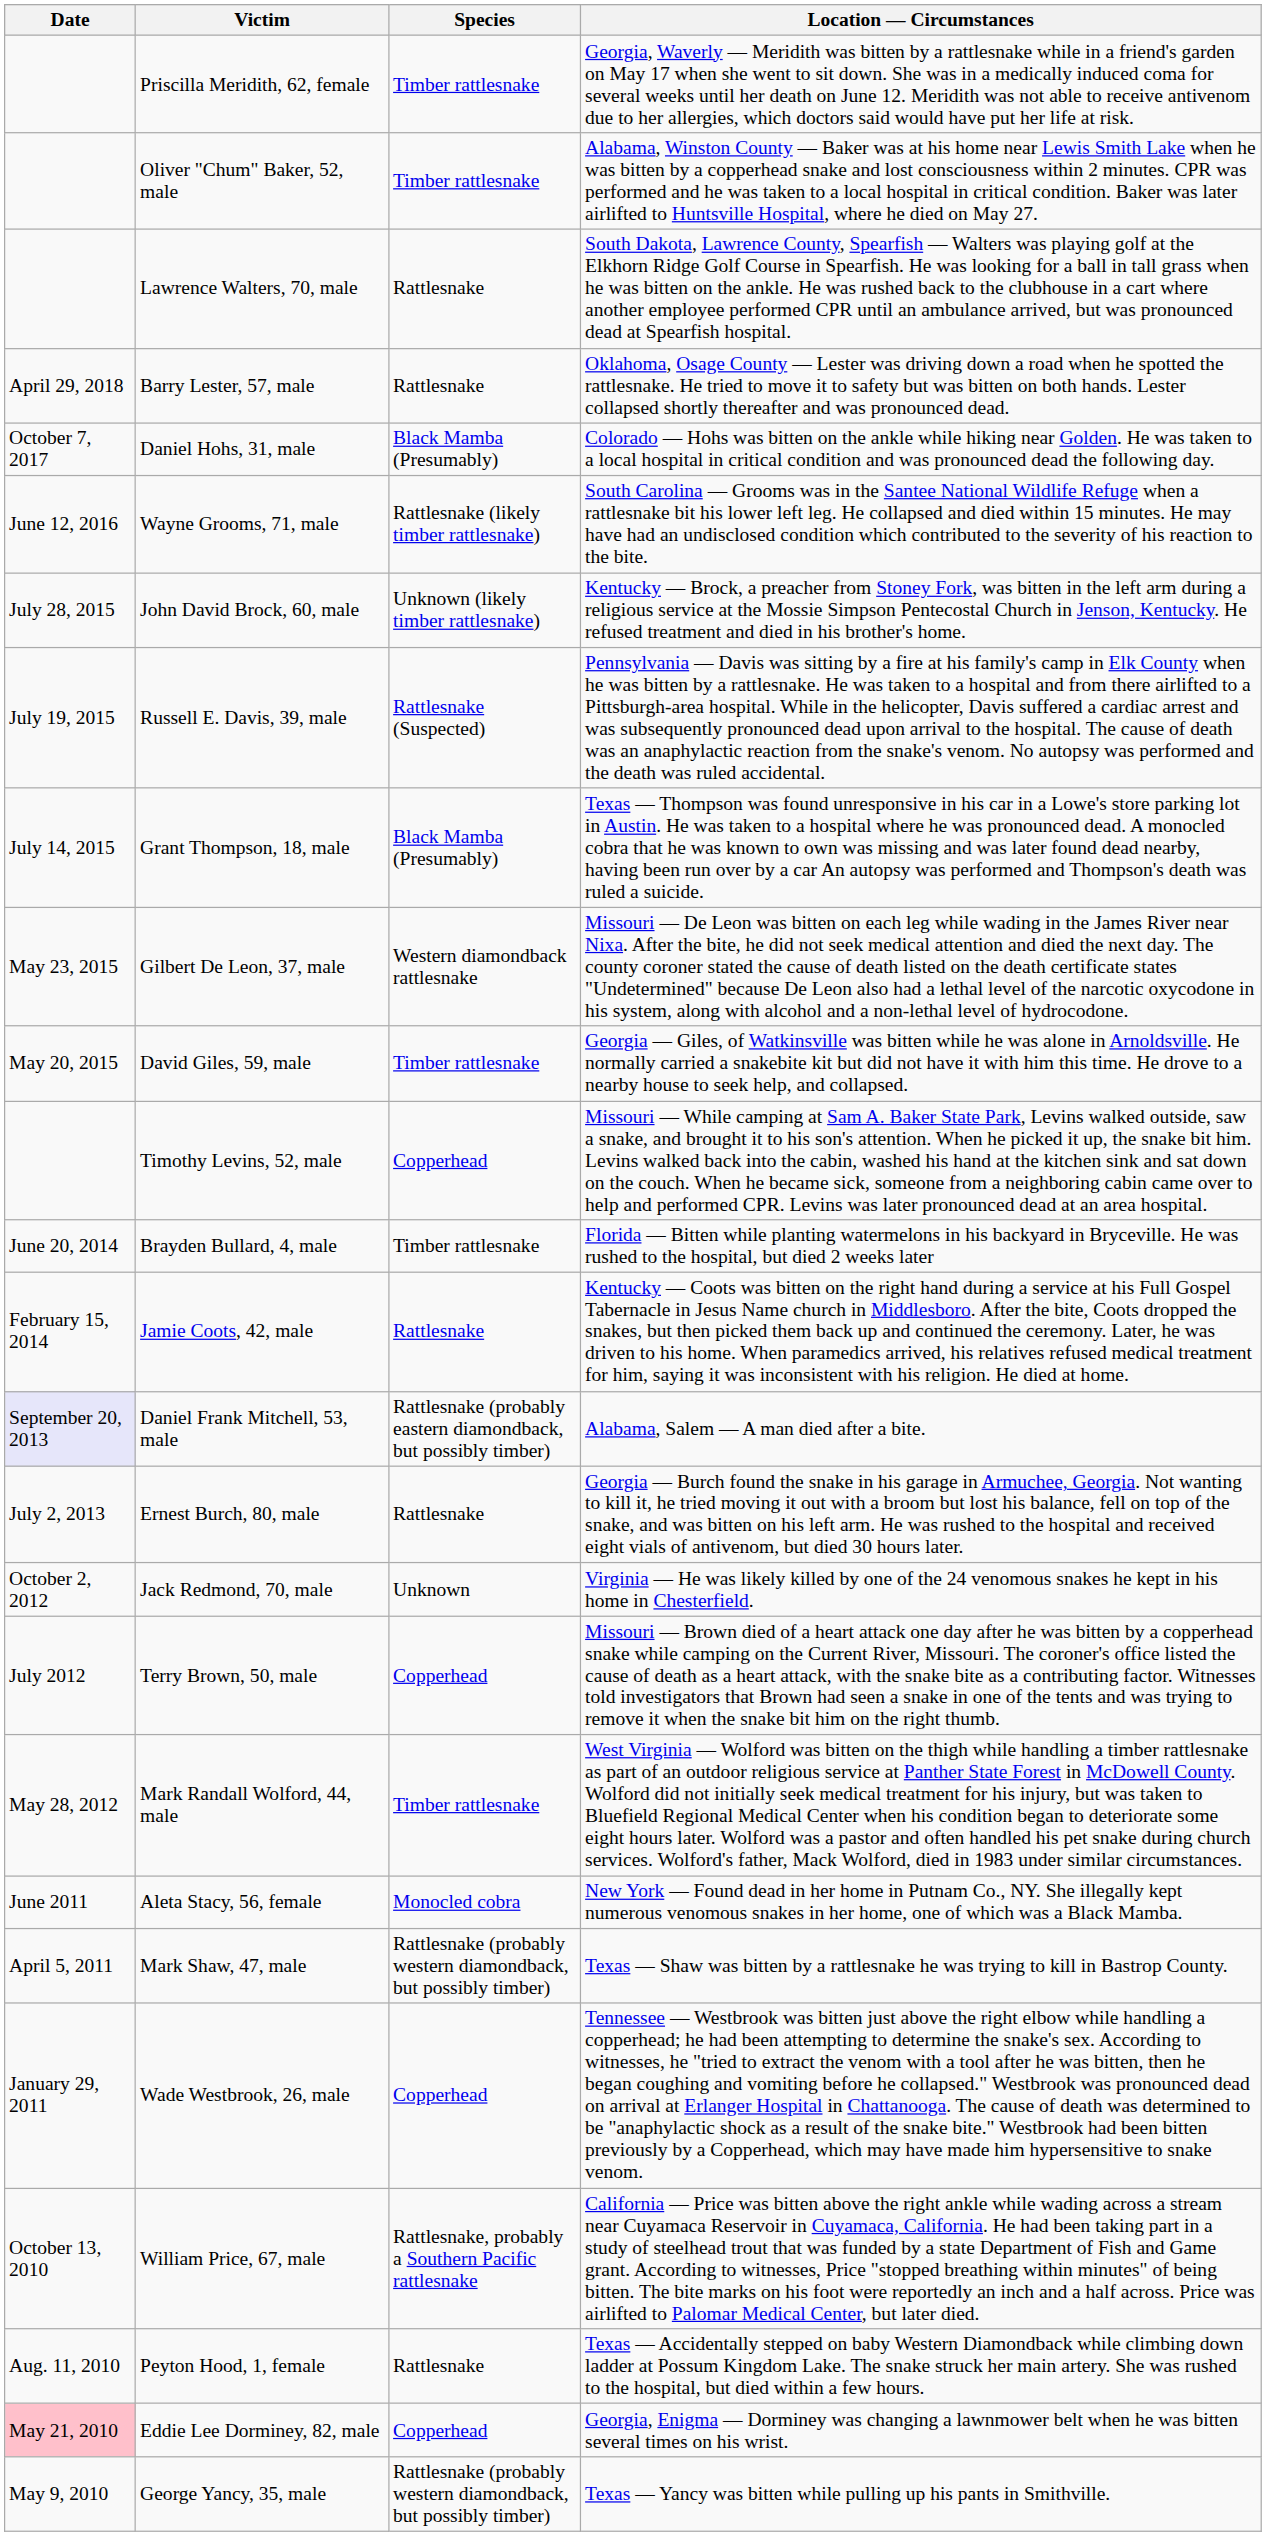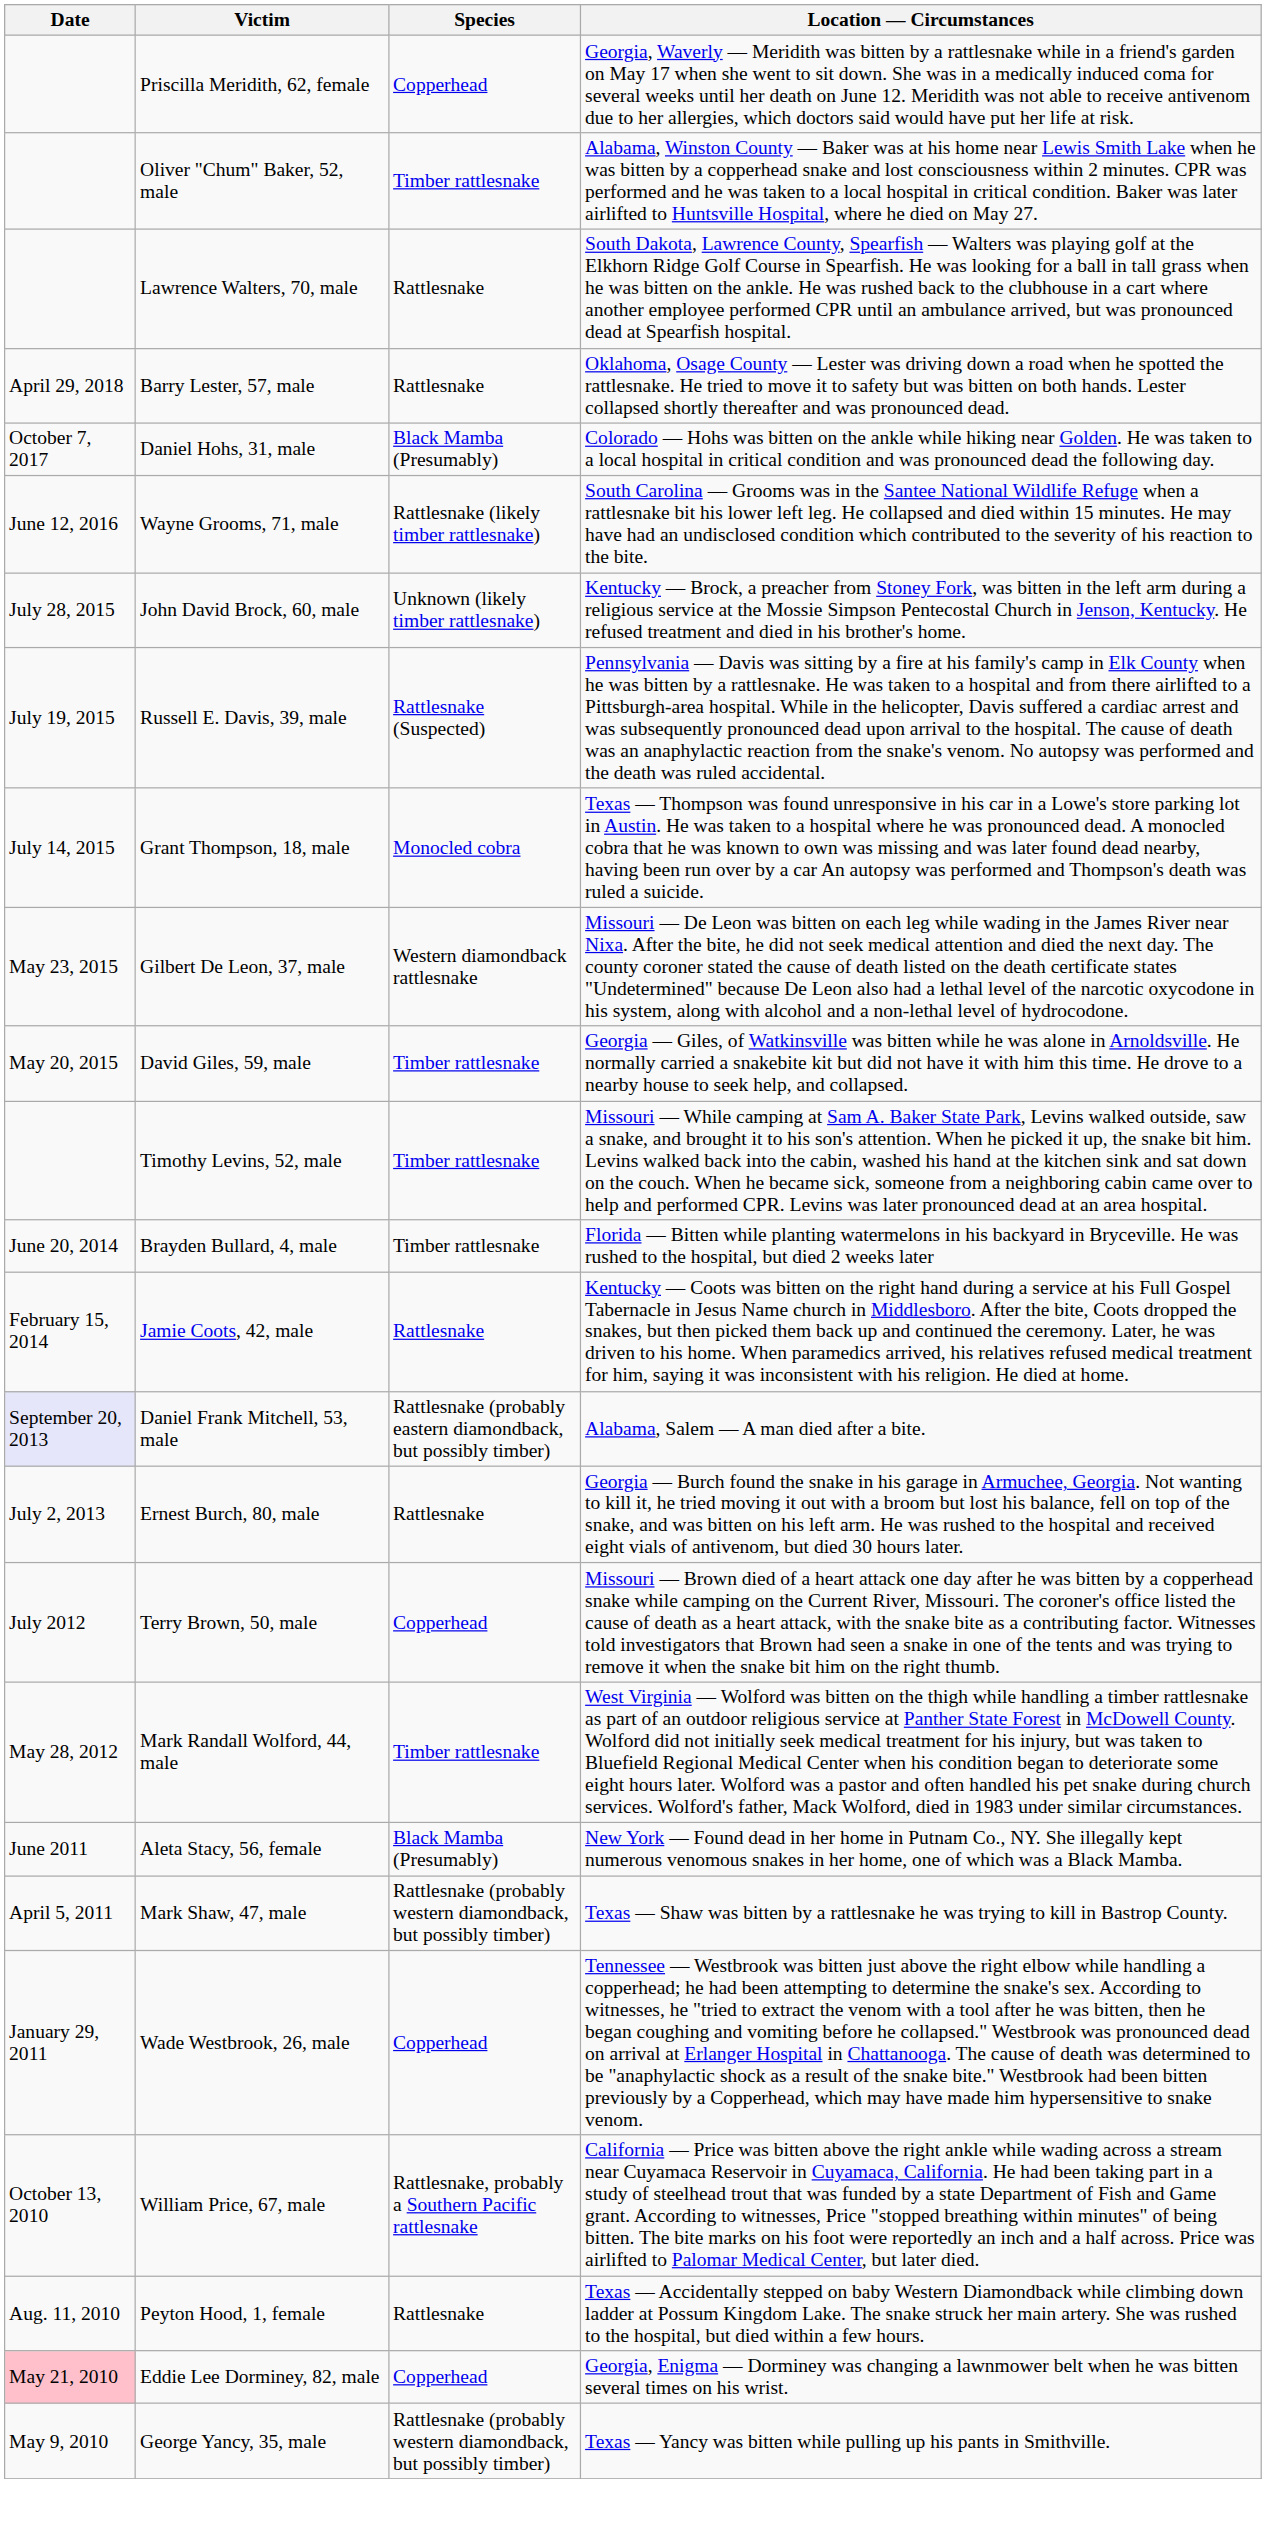(466, 83) Timber rattlesnake -> (440, 83) Copperhead
(448, 847) Black Mamba (Presumably) -> (457, 847) Monocled cobra
(440, 1160) Copperhead -> (466, 1160) Timber rattlesnake
- row: (236, 1589)
(457, 1901) Monocled cobra -> (448, 1848) Black Mamba (Presumably)
